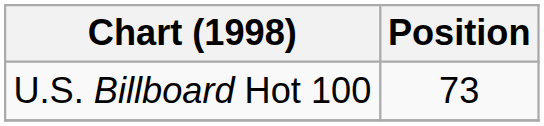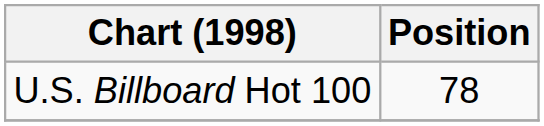(459, 90) 73 -> (459, 90) 78
